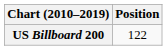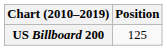(137, 34) 122 -> (137, 34) 125
